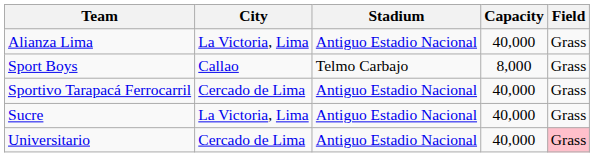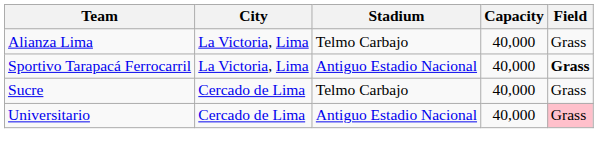(396, 41) Antiguo Estadio Nacional -> (362, 41) Telmo Carbajo
- row: (43, 66)
(252, 90) Cercado de Lima -> (253, 66) La Victoria, Lima
(569, 90) normal -> (570, 66) bold
(253, 115) La Victoria, Lima -> (252, 90) Cercado de Lima
(396, 115) Antiguo Estadio Nacional -> (362, 90) Telmo Carbajo
